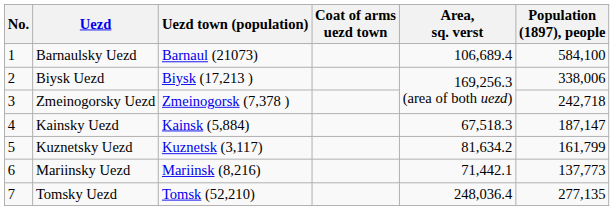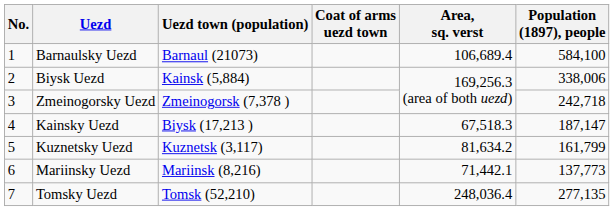(207, 78) Biysk (17,213 ) -> (206, 78) Kainsk (5,884)
(206, 124) Kainsk (5,884) -> (207, 124) Biysk (17,213 )
